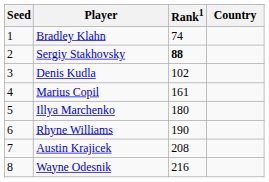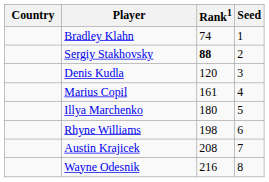columns swapped: (235, 15) <-> (19, 15)
(180, 73) 102 -> (208, 73) 120
(180, 129) 190 -> (208, 129) 198
